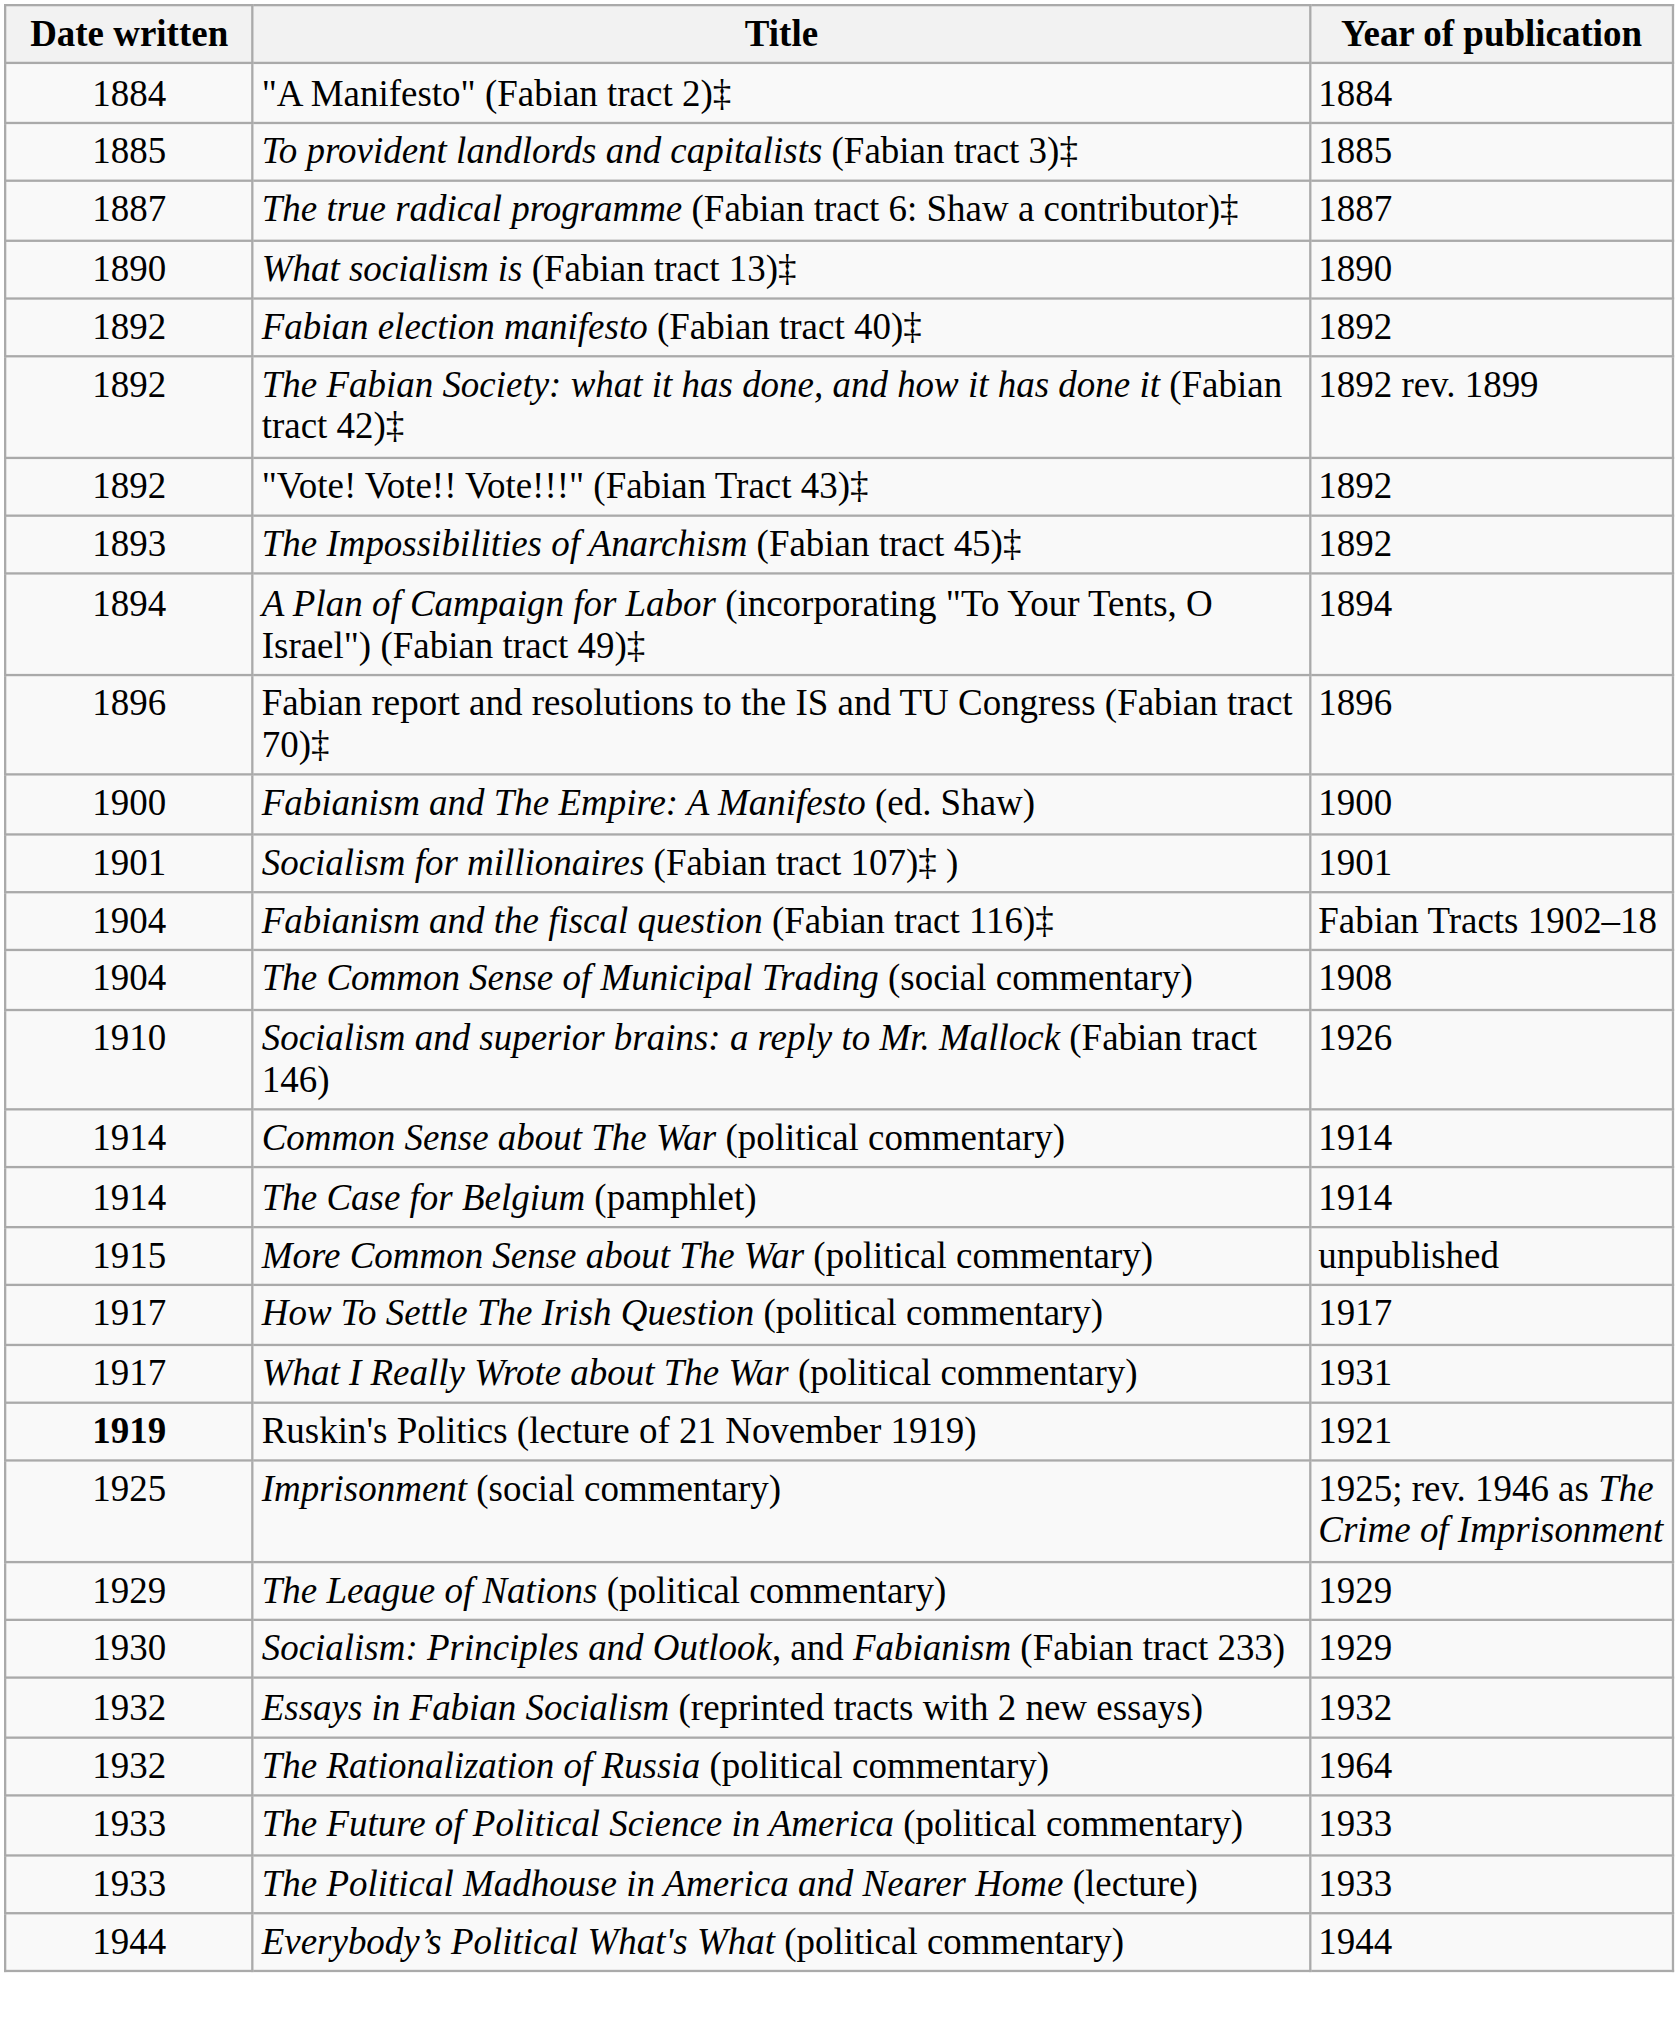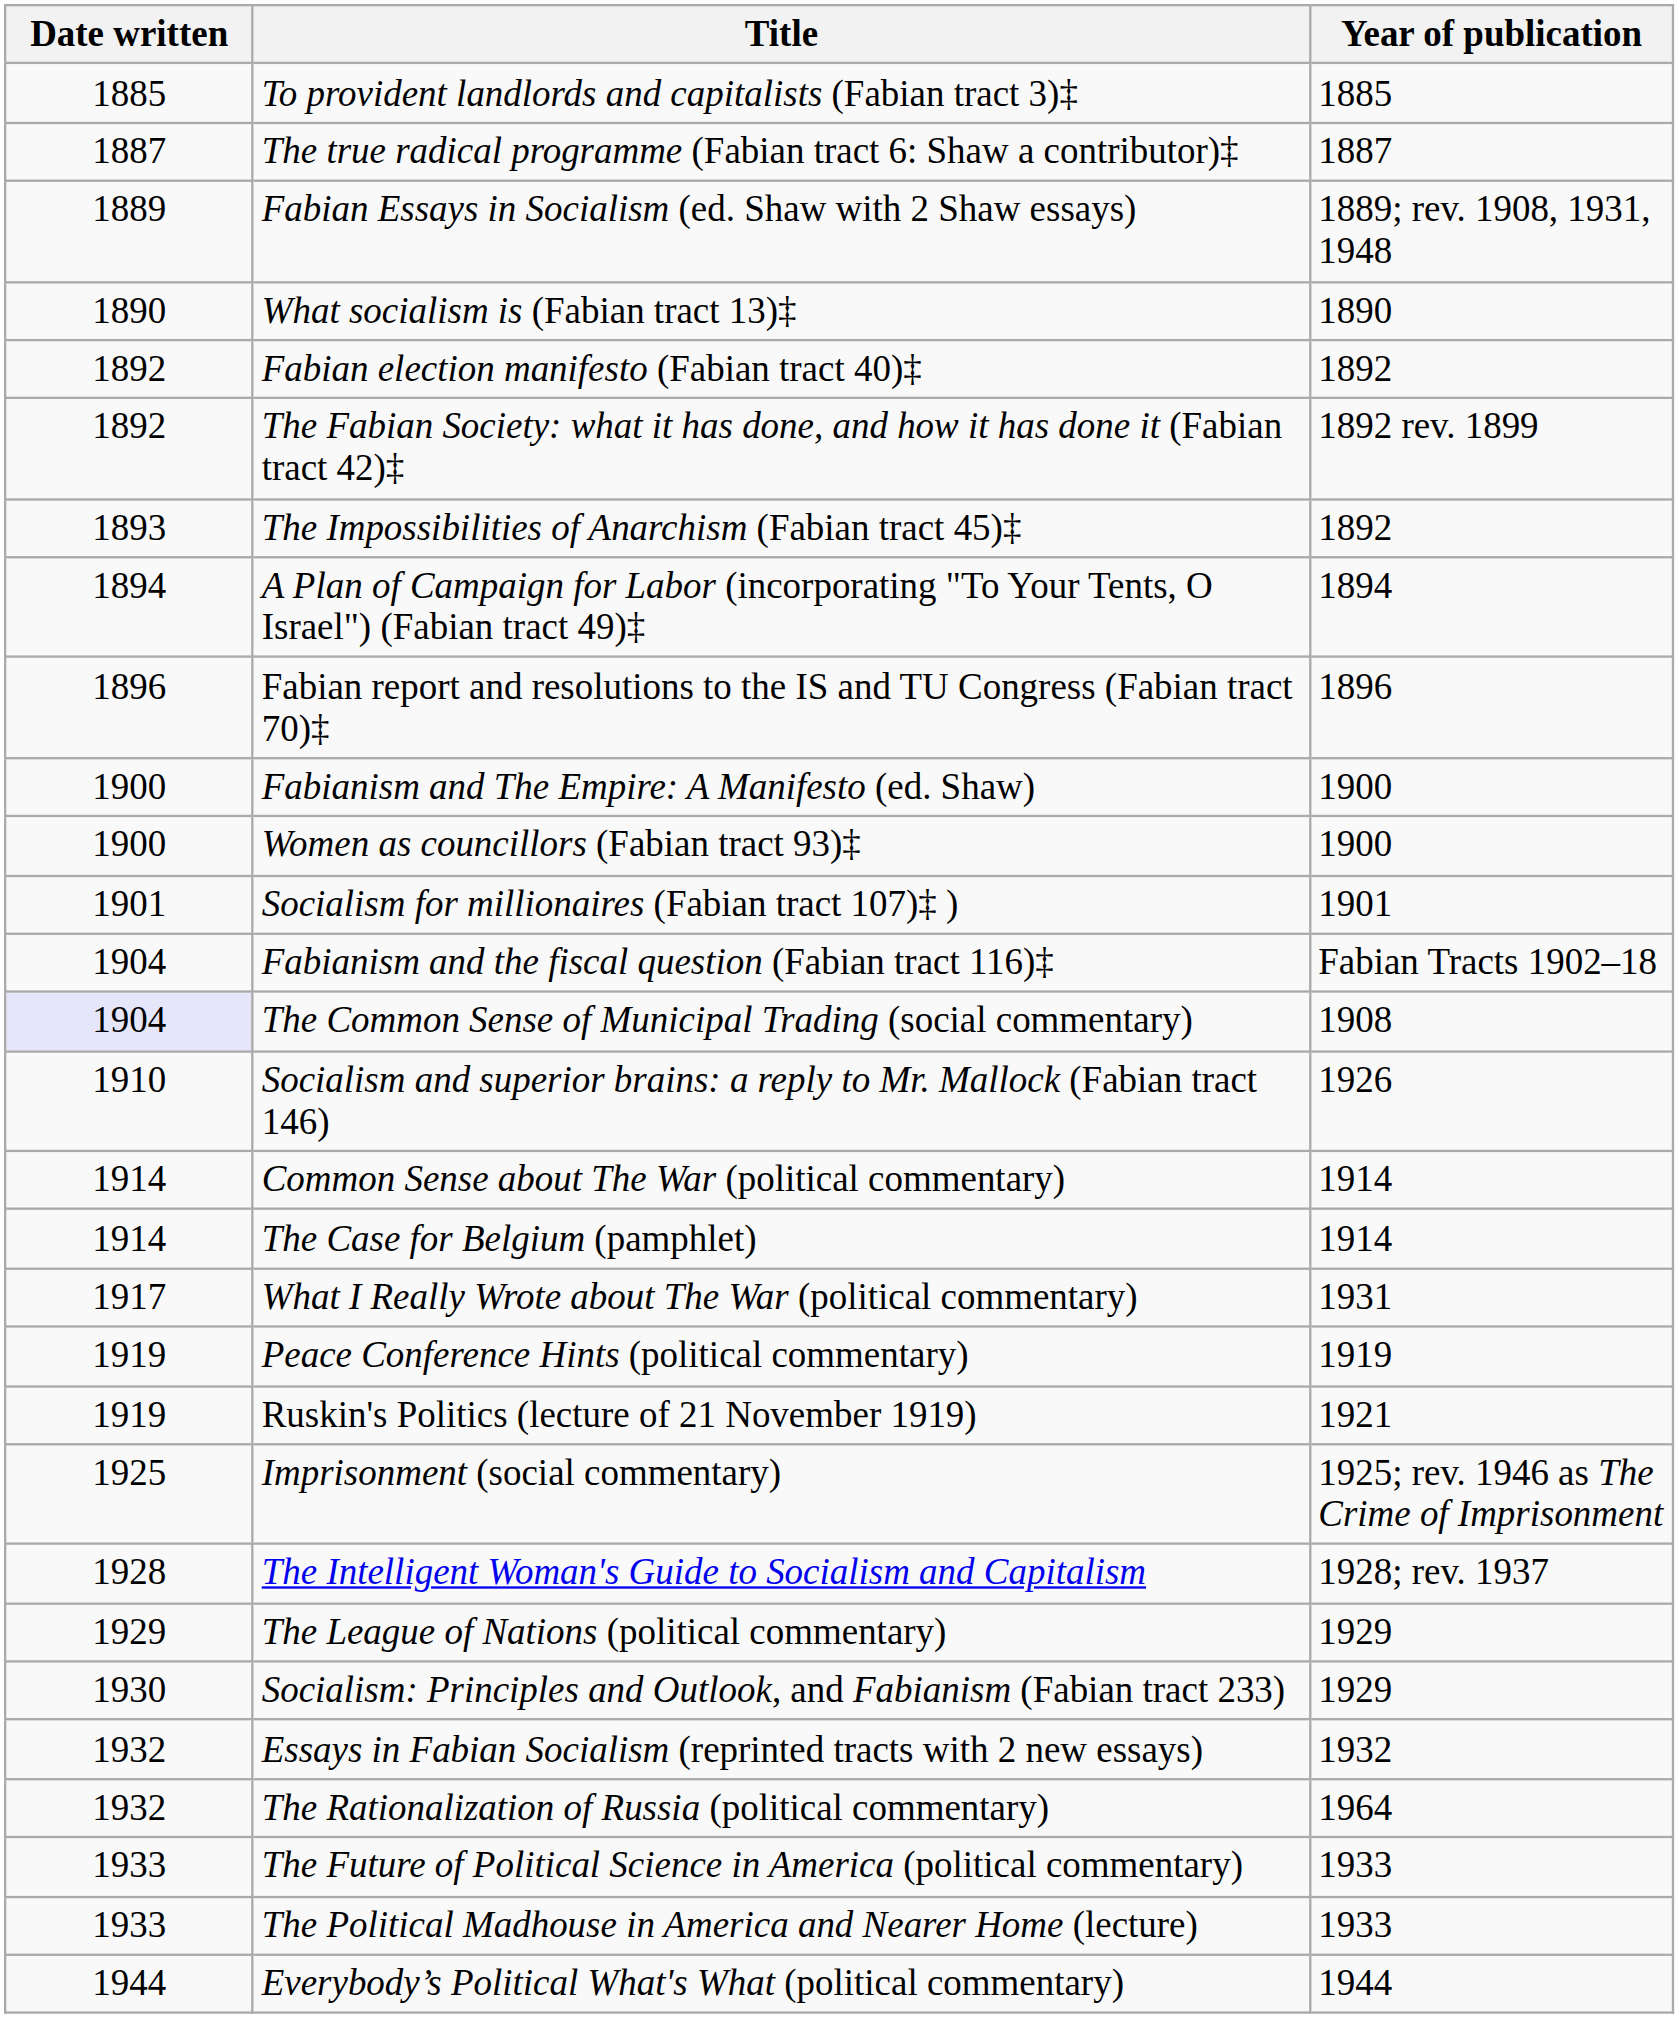- row: (496, 92)
+ row: (699, 209)
- row: (565, 485)
+ row: (561, 844)
(129, 979) no background -> (129, 1020) lavender background
- row: (707, 1255)
- row: (682, 1313)
+ row: (615, 1355)
(129, 1431) bold -> (129, 1414) normal
+ row: (704, 1572)
